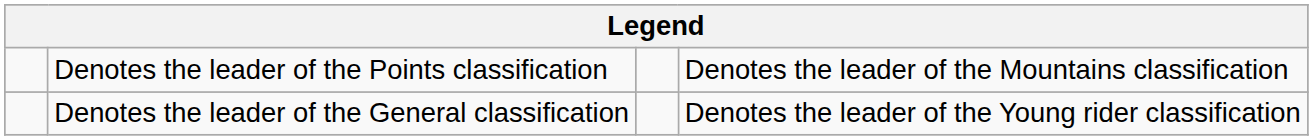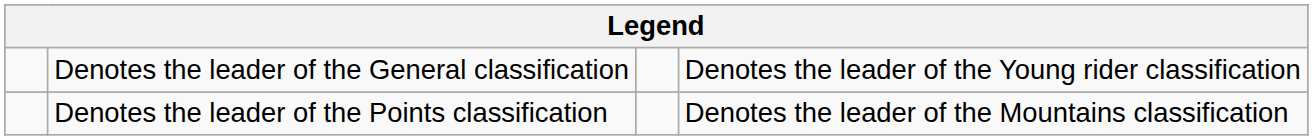rows swapped: (342, 112) <-> (331, 69)
